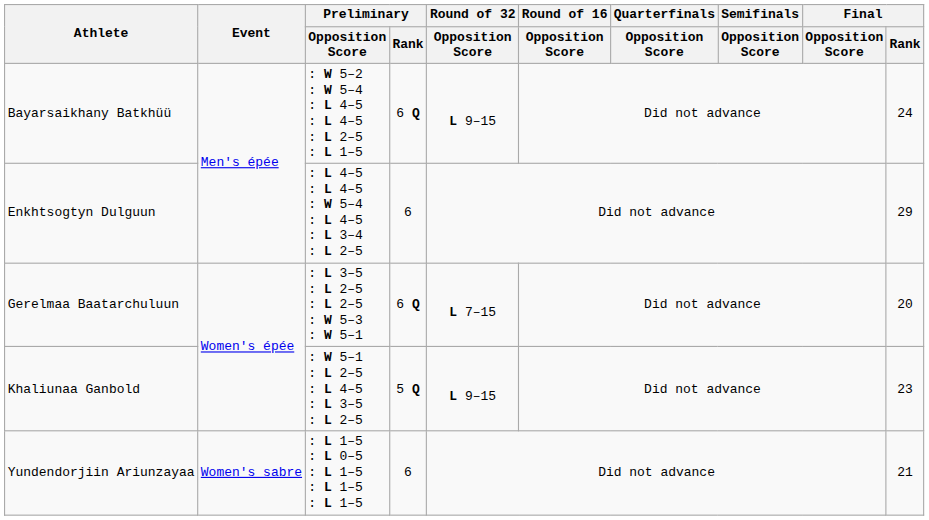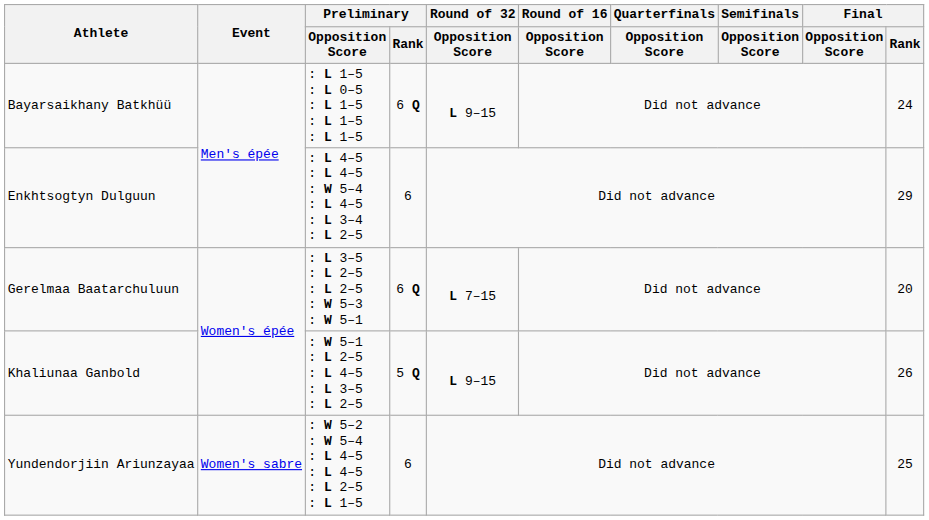(336, 113) : W 5–2 : W 5–4 : L 4–5 : L 4–5 : L 2–5 : L 1–5 -> (336, 105) : L 1–5 : L 0–5 : L 1–5 : L 1–5 : L 1–5
(905, 388) 23 -> (905, 373) 26
(336, 472) : L 1–5 : L 0–5 : L 1–5 : L 1–5 : L 1–5 -> (336, 465) : W 5–2 : W 5–4 : L 4–5 : L 4–5 : L 2–5 : L 1–5
(905, 472) 21 -> (905, 465) 25
